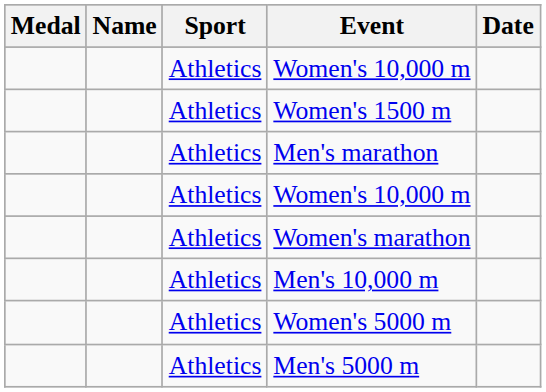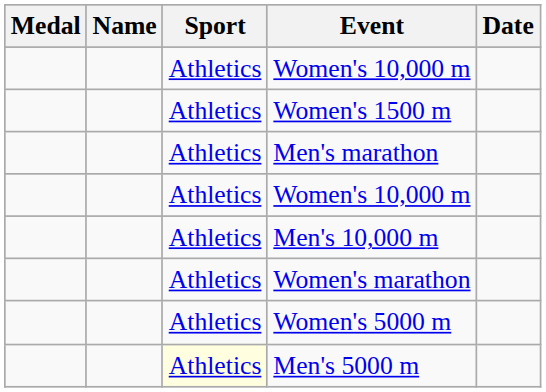rows swapped: (46, 280) <-> (46, 238)
(215, 364) no background -> (215, 364) lightyellow background
